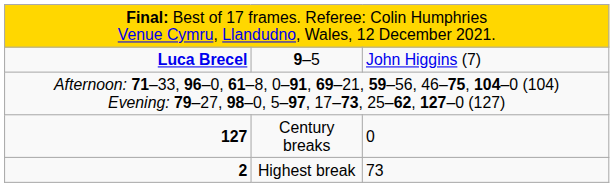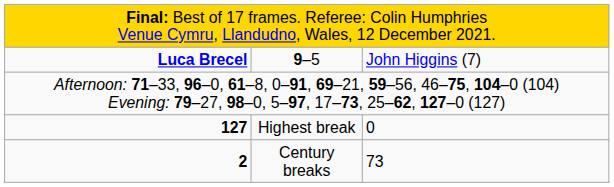(307, 136) Century breaks -> (307, 128) Highest break
(307, 170) Highest break -> (307, 162) Century breaks
